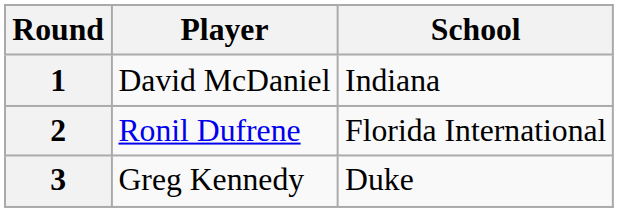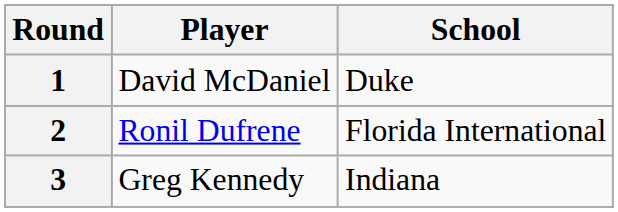(393, 79) Indiana -> (379, 79) Duke
(379, 180) Duke -> (393, 180) Indiana
